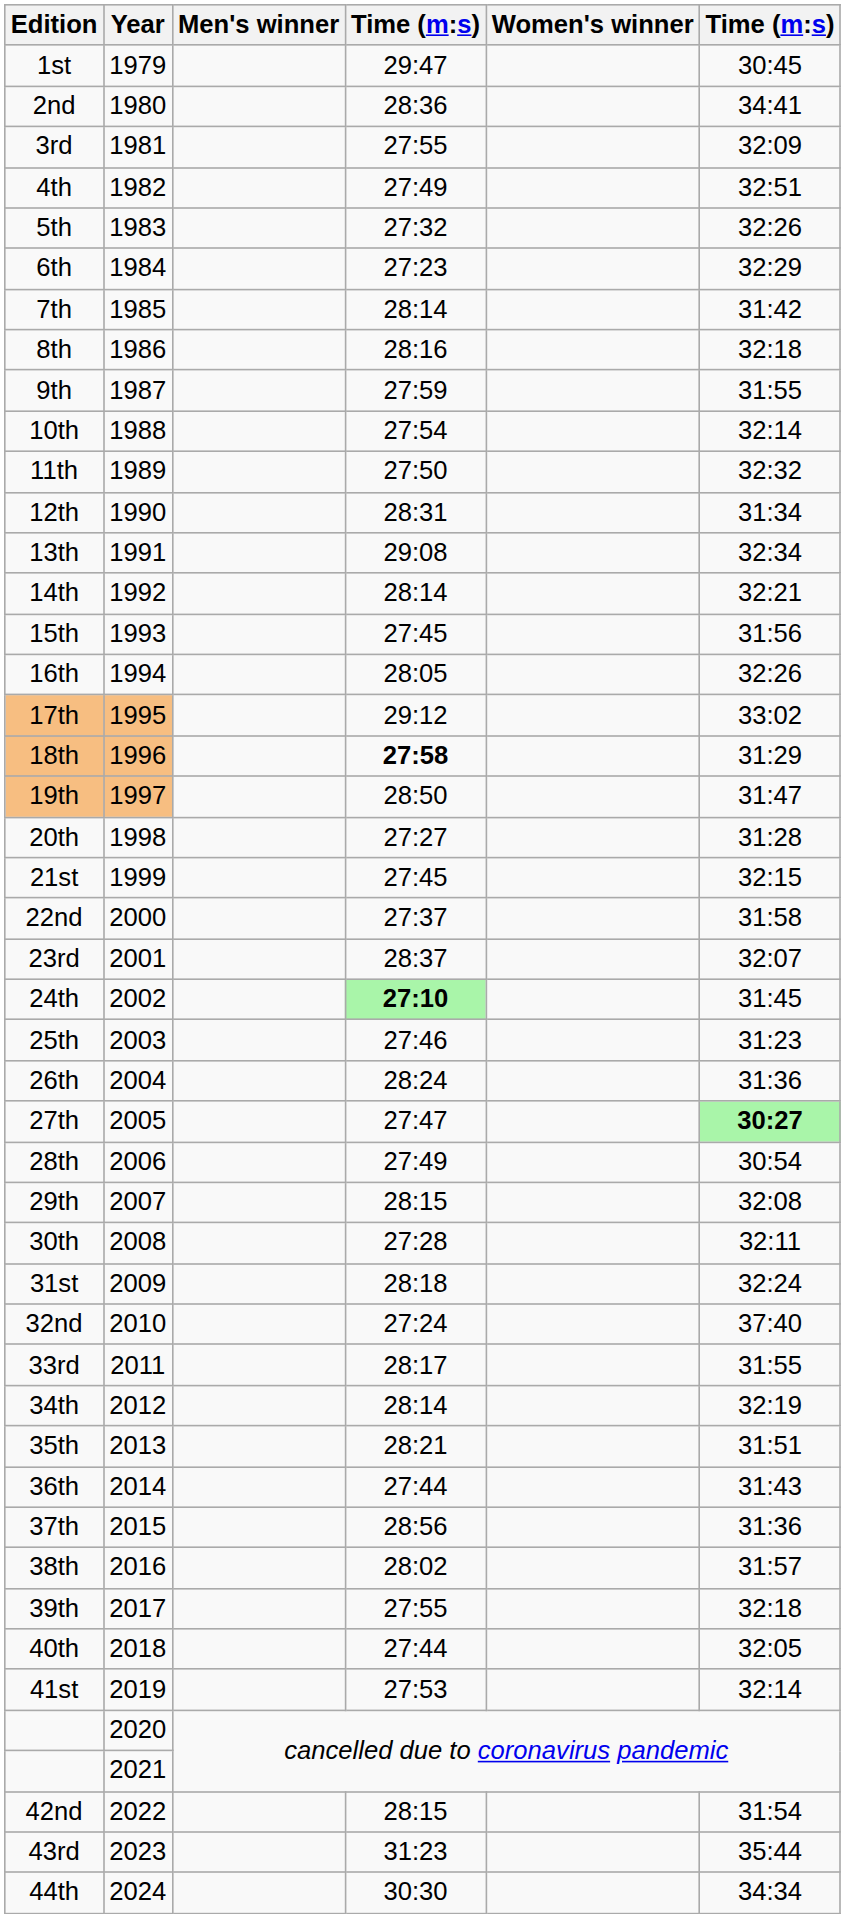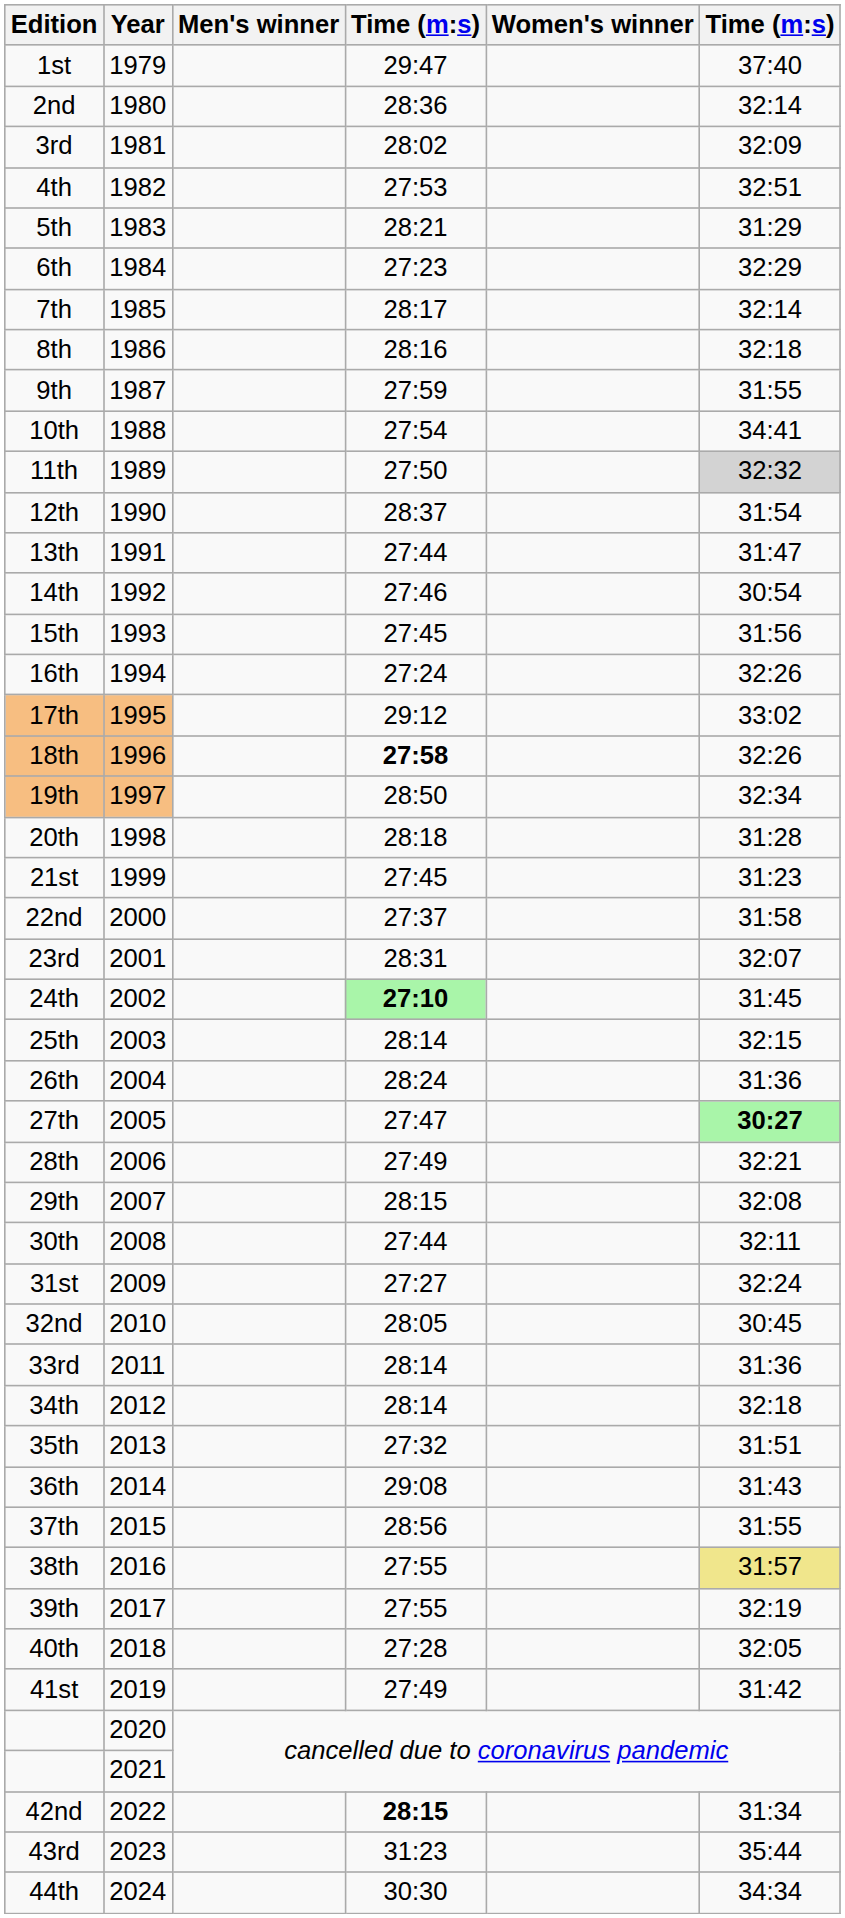(770, 65) 30:45 -> (770, 65) 37:40
(770, 106) 34:41 -> (770, 106) 32:14
(415, 146) 27:55 -> (415, 146) 28:02
(415, 187) 27:49 -> (415, 187) 27:53
(415, 227) 27:32 -> (415, 227) 28:21
(770, 227) 32:26 -> (770, 227) 31:29
(415, 308) 28:14 -> (415, 308) 28:17
(770, 308) 31:42 -> (770, 308) 32:14
(770, 430) 32:14 -> (770, 430) 34:41
(770, 471) no background -> (770, 471) lightgrey background
(415, 512) 28:31 -> (415, 512) 28:37
(770, 512) 31:34 -> (770, 512) 31:54
(415, 552) 29:08 -> (415, 552) 27:44
(770, 552) 32:34 -> (770, 552) 31:47
(415, 593) 28:14 -> (415, 593) 27:46
(770, 593) 32:21 -> (770, 593) 30:54
(415, 674) 28:05 -> (415, 674) 27:24
(770, 755) 31:29 -> (770, 755) 32:26
(770, 796) 31:47 -> (770, 796) 32:34
(415, 836) 27:27 -> (415, 836) 28:18
(770, 877) 32:15 -> (770, 877) 31:23
(415, 958) 28:37 -> (415, 958) 28:31
(415, 1039) 27:46 -> (415, 1039) 28:14
(770, 1039) 31:23 -> (770, 1039) 32:15
(770, 1161) 30:54 -> (770, 1161) 32:21
(415, 1242) 27:28 -> (415, 1242) 27:44
(415, 1283) 28:18 -> (415, 1283) 27:27
(415, 1324) 27:24 -> (415, 1324) 28:05
(770, 1324) 37:40 -> (770, 1324) 30:45
(415, 1364) 28:17 -> (415, 1364) 28:14
(770, 1364) 31:55 -> (770, 1364) 31:36
(770, 1405) 32:19 -> (770, 1405) 32:18
(415, 1445) 28:21 -> (415, 1445) 27:32
(415, 1486) 27:44 -> (415, 1486) 29:08
(770, 1526) 31:36 -> (770, 1526) 31:55
(415, 1567) 28:02 -> (415, 1567) 27:55
(770, 1567) no background -> (770, 1567) khaki background
(770, 1608) 32:18 -> (770, 1608) 32:19
(415, 1648) 27:44 -> (415, 1648) 27:28
(415, 1689) 27:53 -> (415, 1689) 27:49
(770, 1689) 32:14 -> (770, 1689) 31:42
(415, 1811) normal -> (415, 1811) bold
(770, 1811) 31:54 -> (770, 1811) 31:34
